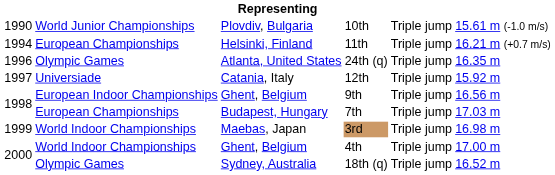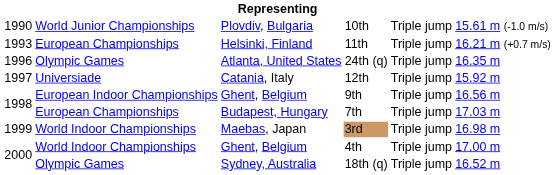(18, 43) 1994 -> (18, 43) 1993
